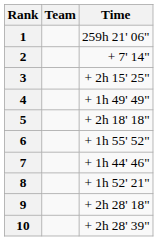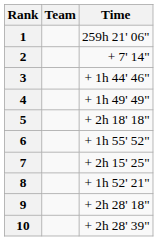(117, 78) + 2h 15' 25" -> (117, 78) + 1h 44' 46"
(117, 162) + 1h 44' 46" -> (117, 162) + 2h 15' 25"
